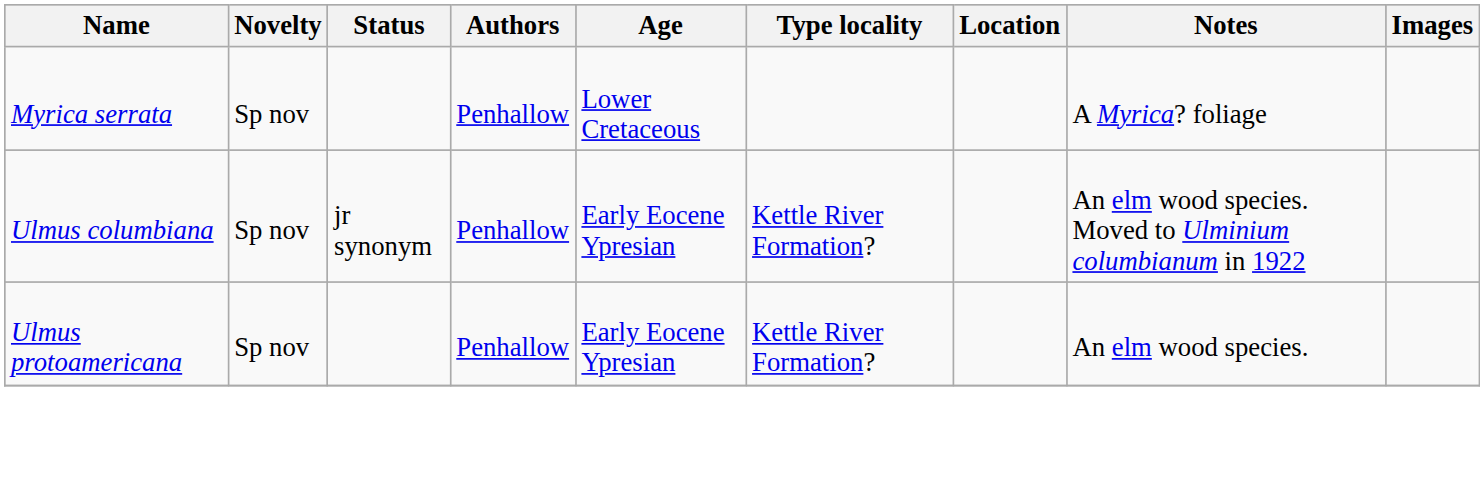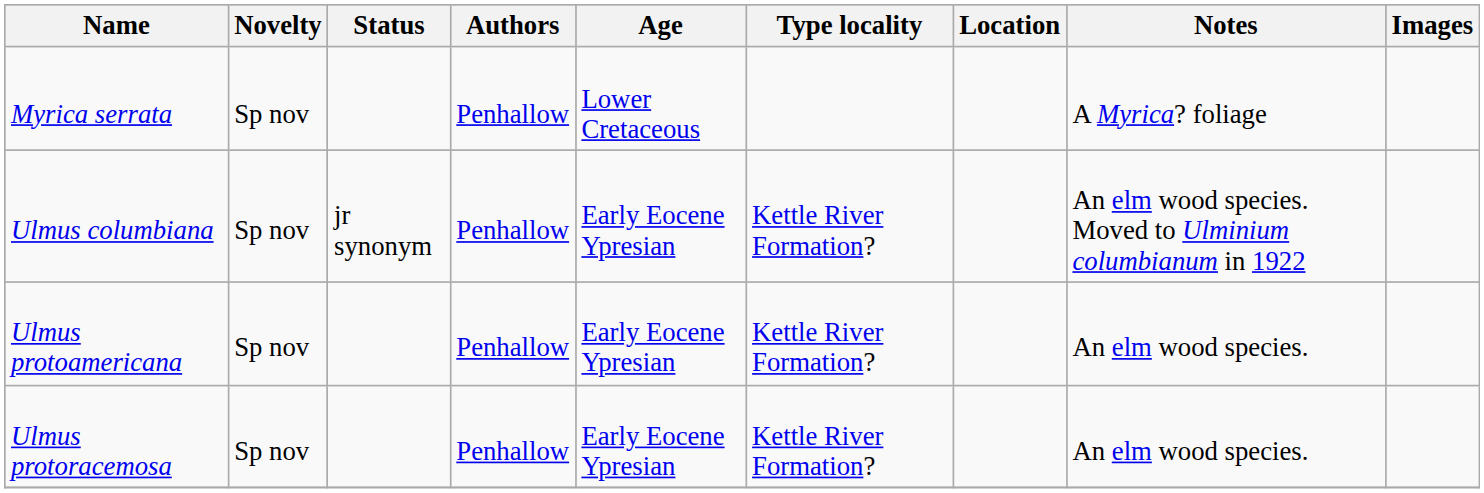+ row: (91, 450)
